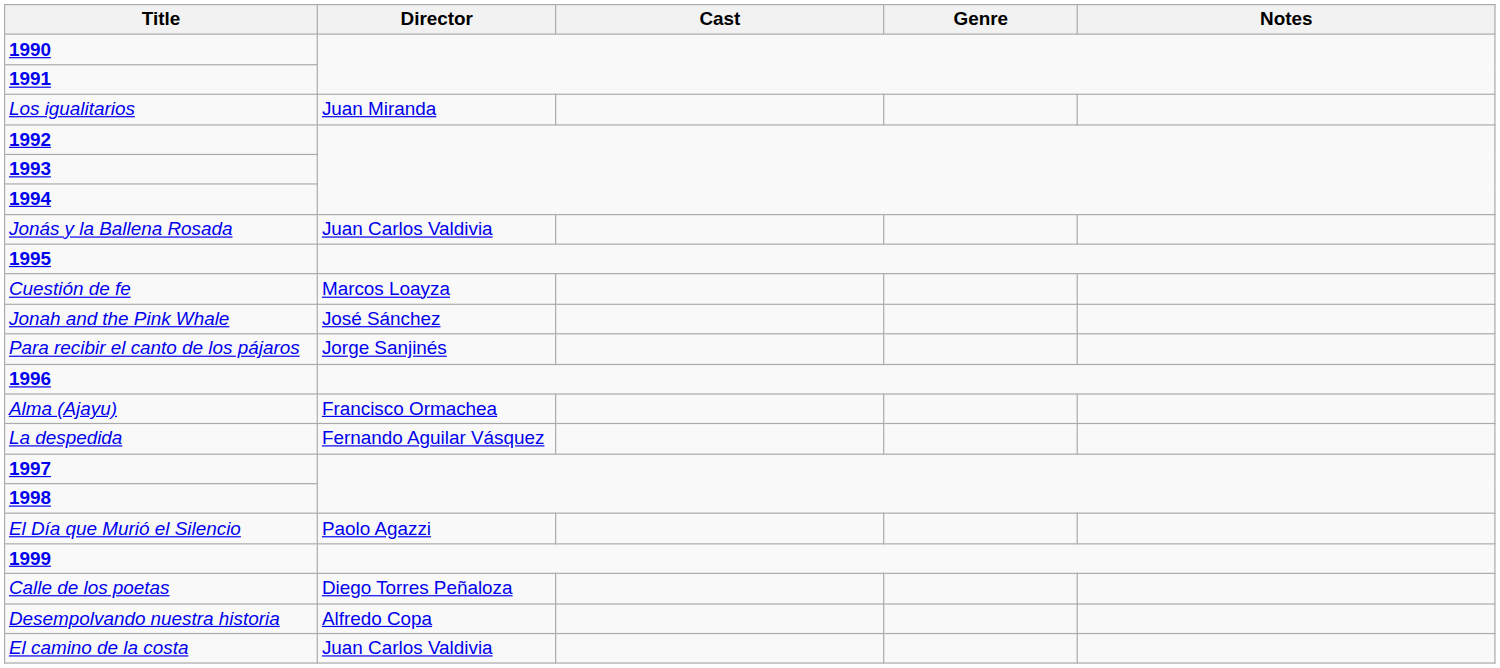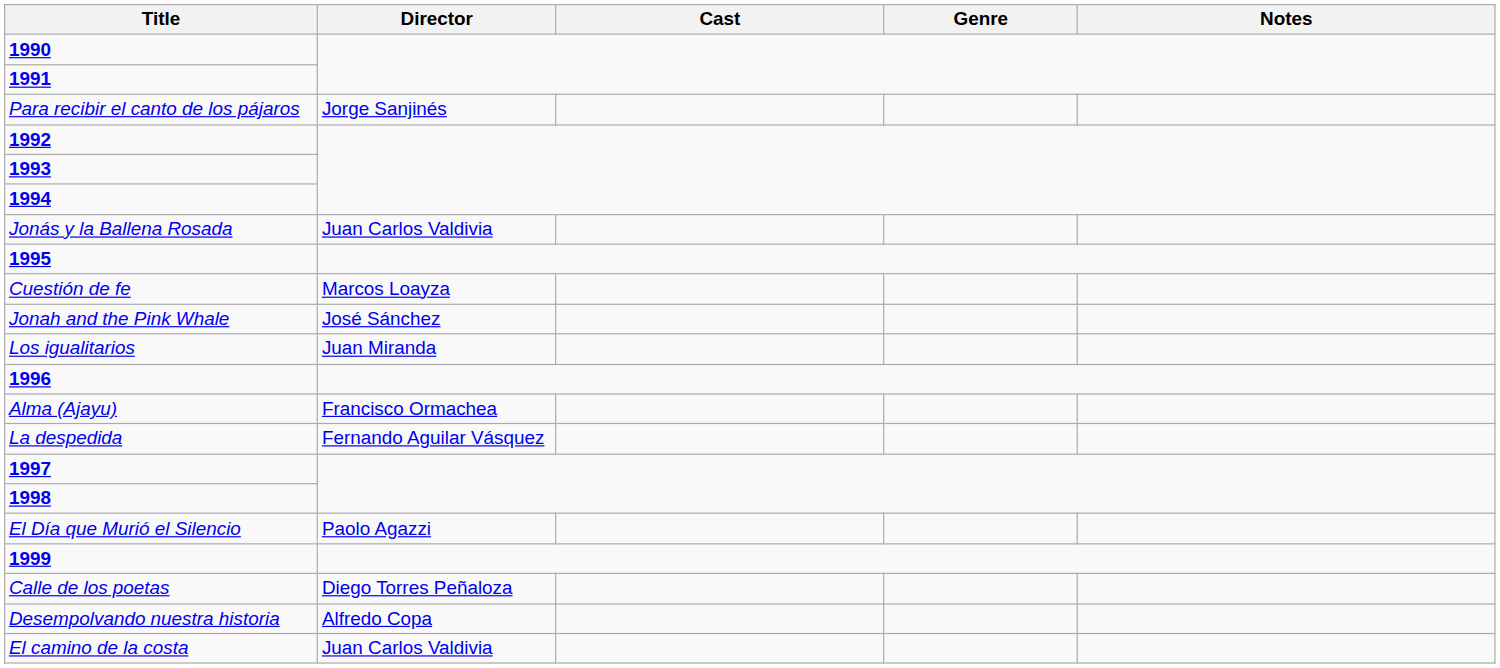rows swapped: (72, 109) <-> (154, 348)
